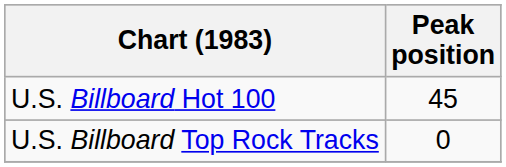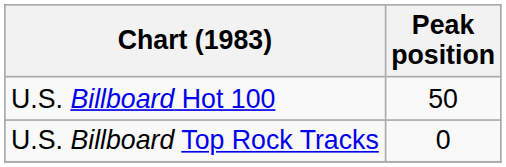(443, 98) 45 -> (443, 98) 50
